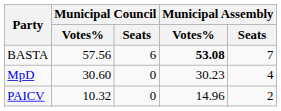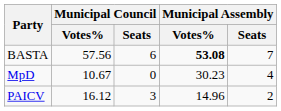(97, 75) 30.60 -> (97, 75) 10.67
(97, 95) 10.32 -> (97, 95) 16.12
(153, 95) 0 -> (153, 95) 3
